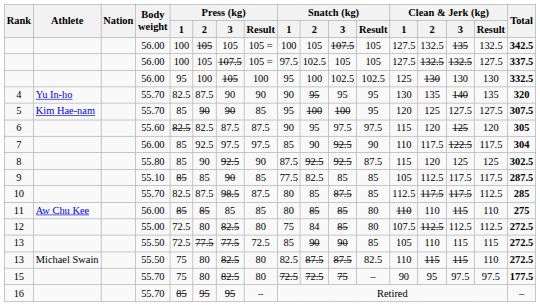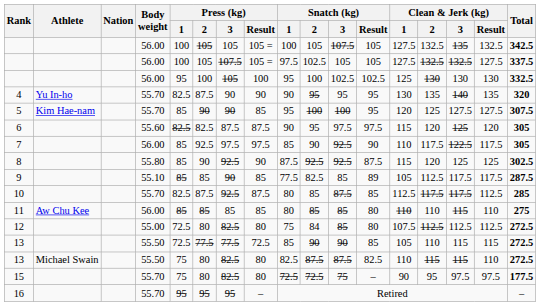(522, 144) 304 -> (522, 144) 305
(373, 177) 85 -> (373, 177) 89
(230, 194) 98.5 -> (230, 194) 92.5
(181, 293) 85 -> (181, 293) 95
